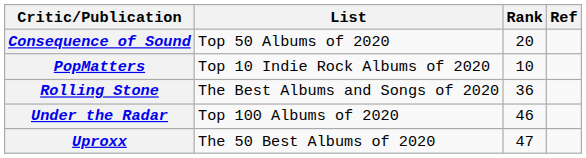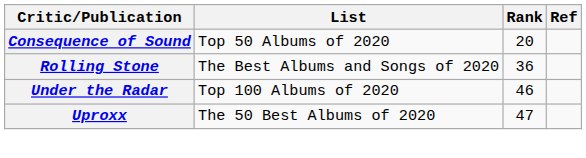- row: (99, 67)
